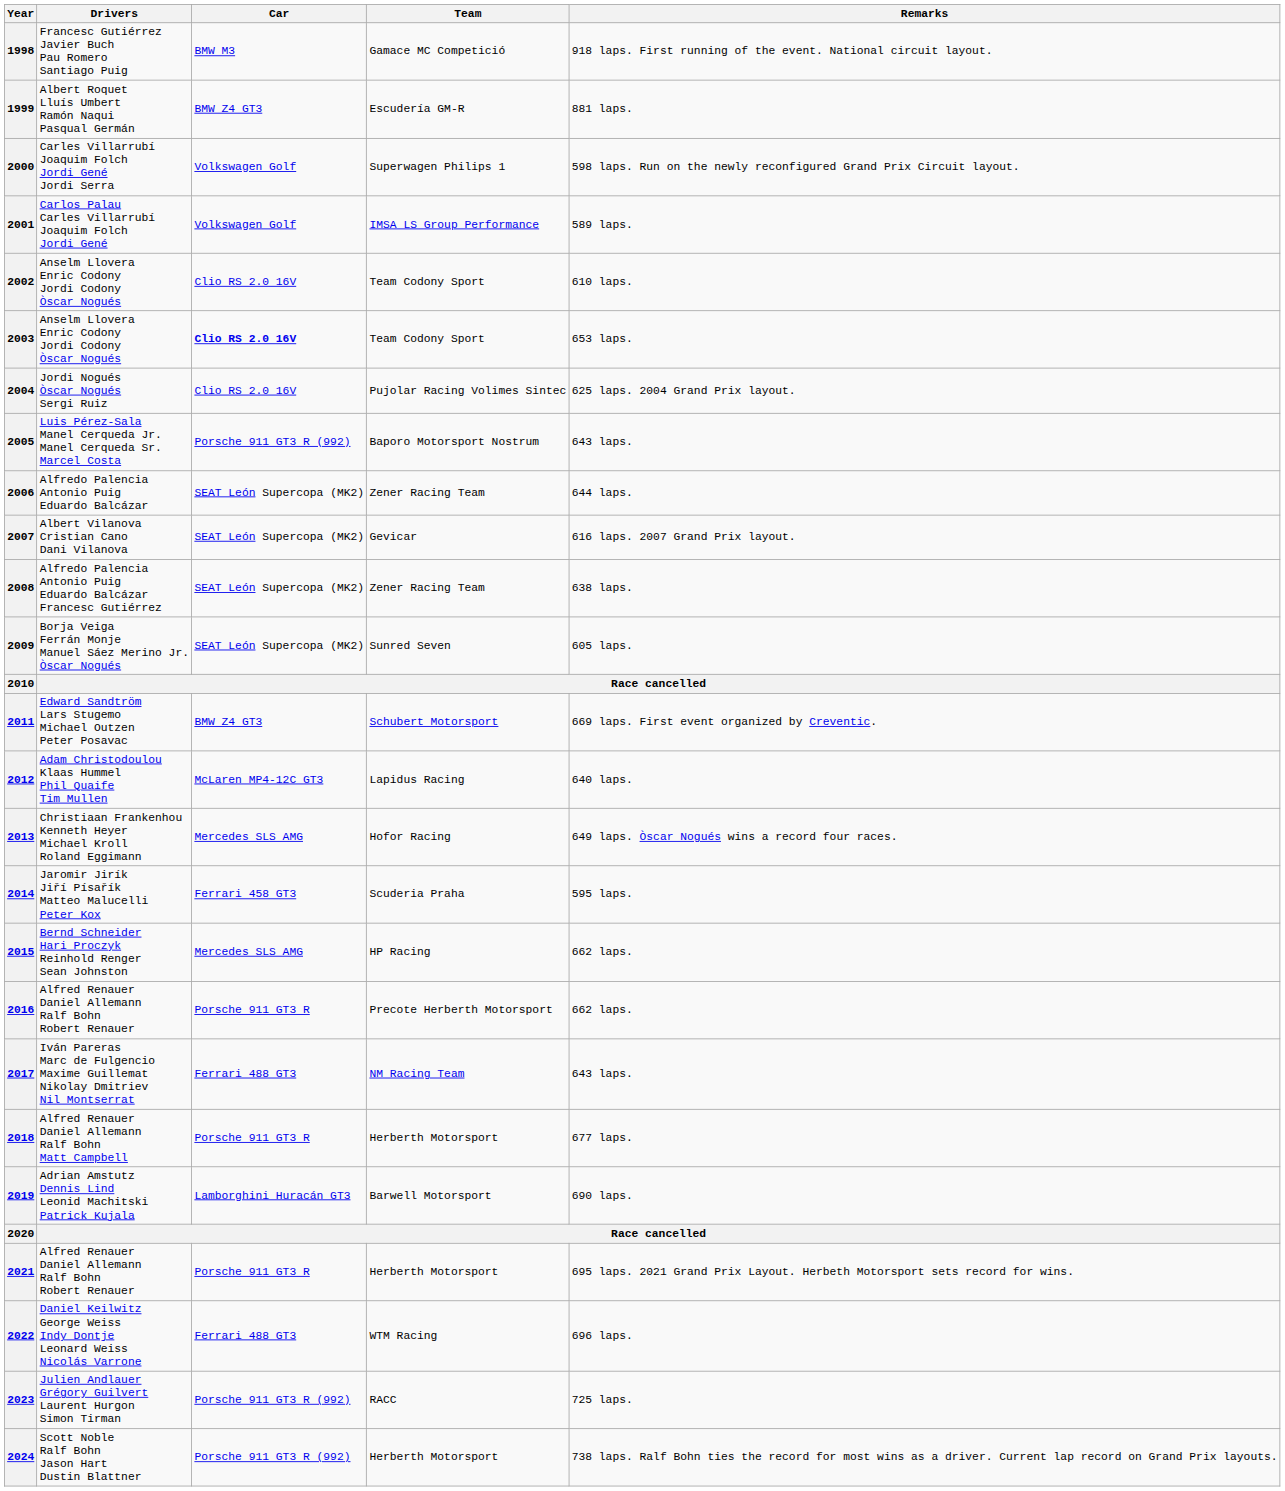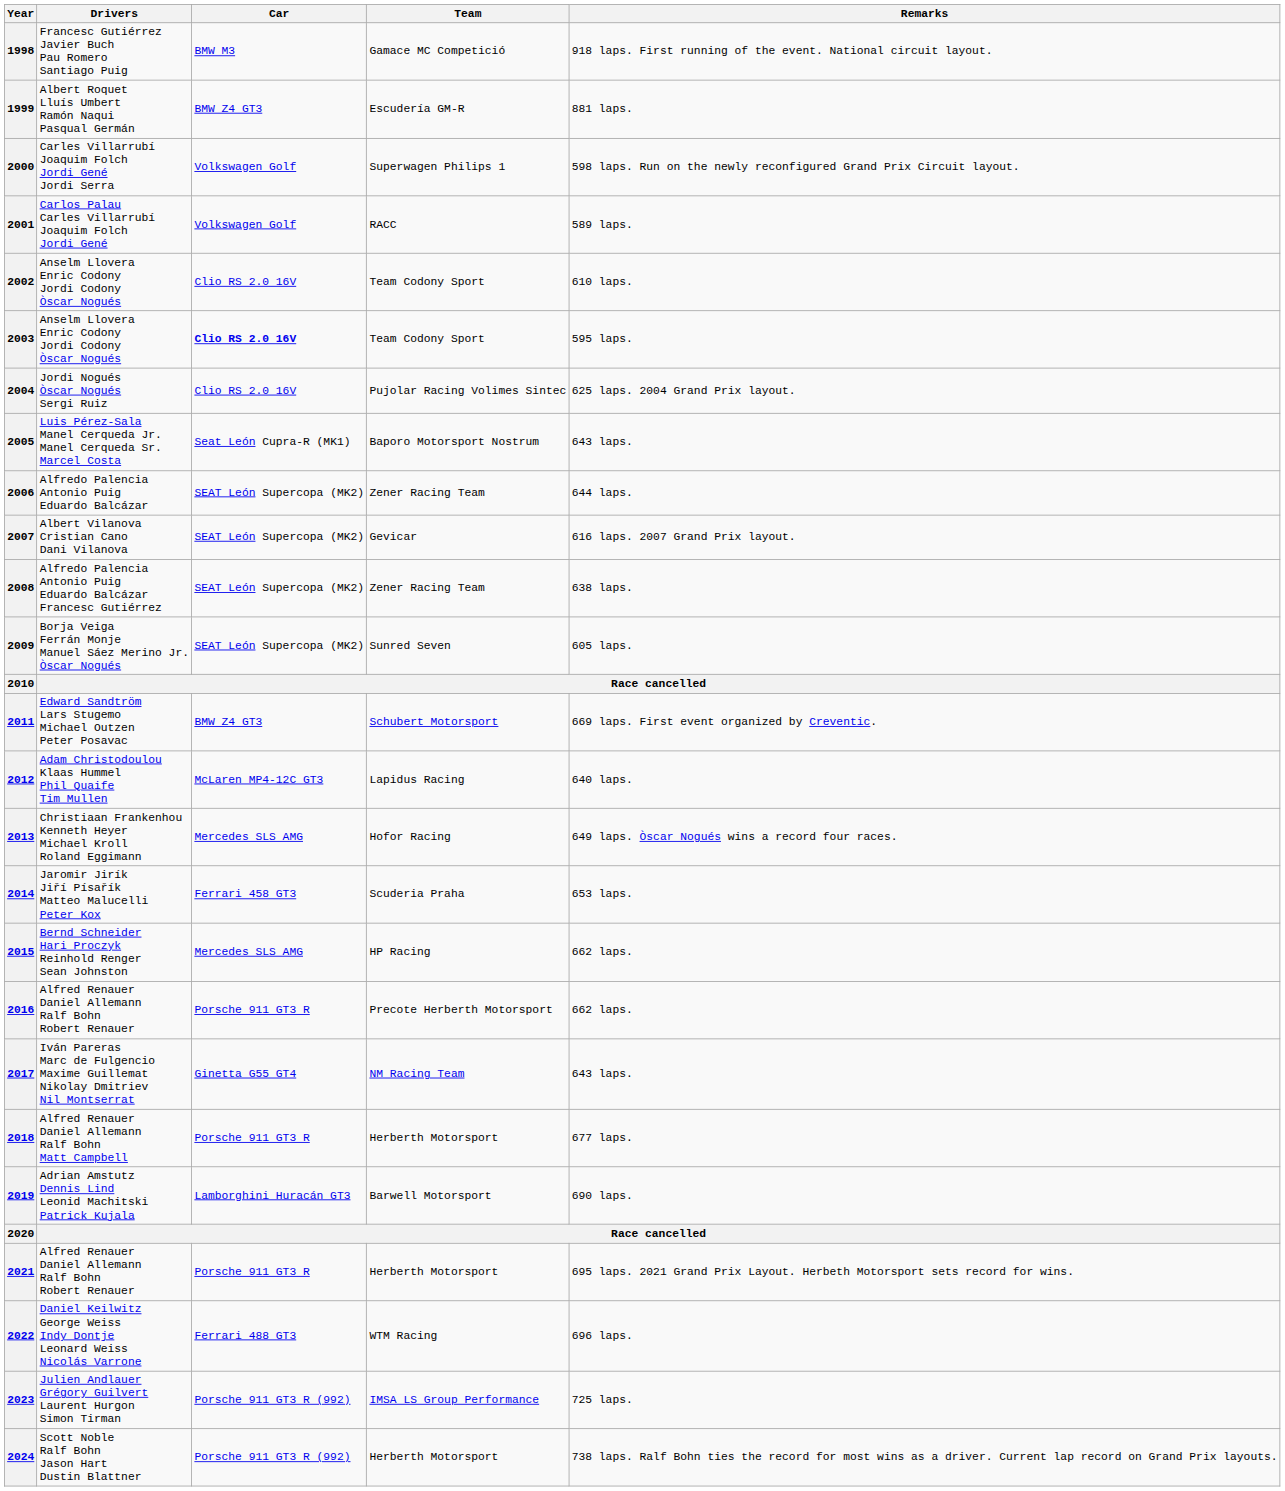(454, 224) IMSA LS Group Performance -> (383, 224) RACC
(602, 340) 653 laps. -> (602, 340) 595 laps.
(272, 442) Porsche 911 GT3 R (992) -> (272, 442) Seat León Cupra-R (MK1)
(602, 895) 595 laps. -> (602, 895) 653 laps.
(245, 1074) Ferrari 488 GT3 -> (245, 1074) Ginetta G55 GT4
(383, 1400) RACC -> (454, 1400) IMSA LS Group Performance
